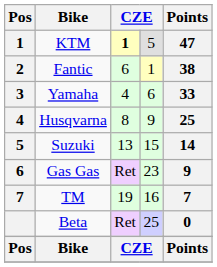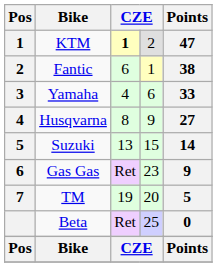(151, 42) 5 -> (151, 42) 2
(187, 120) 25 -> (187, 120) 27
(151, 197) 16 -> (151, 197) 20
(187, 197) 7 -> (187, 197) 5
